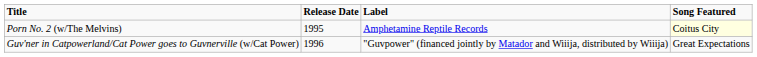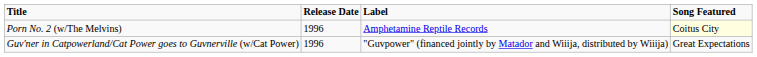(314, 28) 1995 -> (314, 28) 1996
